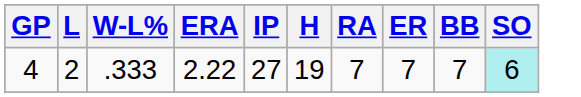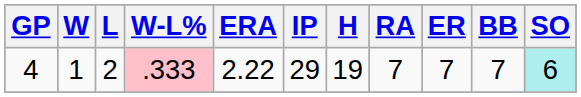+ column: (76, 26)
(130, 69) no background -> (169, 69) pink background
(266, 69) 27 -> (305, 69) 29
